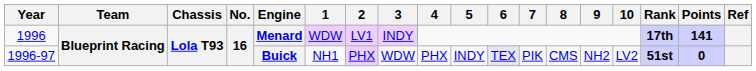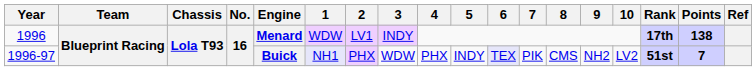(702, 36) 141 -> (702, 36) 138
(325, 56) no background -> (325, 56) lavender background
(702, 56) 0 -> (702, 56) 7
